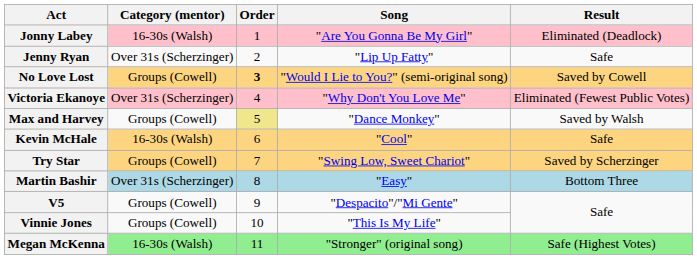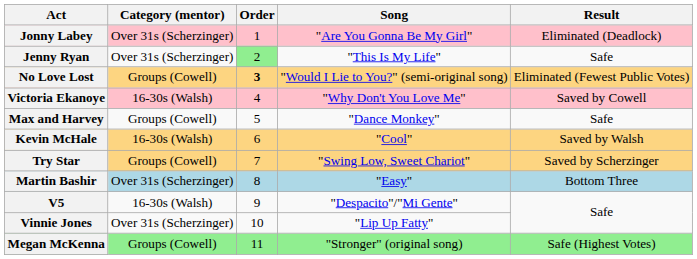(172, 35) 16-30s (Walsh) -> (172, 35) Over 31s (Scherzinger)
(257, 56) no background -> (257, 56) lightgreen background
(394, 56) "Lip Up Fatty" -> (394, 56) "This Is My Life"
(602, 77) Saved by Cowell -> (602, 77) Eliminated (Fewest Public Votes)
(172, 98) Over 31s (Scherzinger) -> (172, 98) 16-30s (Walsh)
(602, 98) Eliminated (Fewest Public Votes) -> (602, 98) Saved by Cowell
(257, 118) khaki background -> (257, 118) no background
(602, 118) Saved by Walsh -> (602, 118) Safe
(602, 139) Safe -> (602, 139) Saved by Walsh
(172, 202) Groups (Cowell) -> (172, 202) 16-30s (Walsh)
(172, 222) Groups (Cowell) -> (172, 222) Over 31s (Scherzinger)
(394, 222) "This Is My Life" -> (394, 222) "Lip Up Fatty"
(172, 243) 16-30s (Walsh) -> (172, 243) Groups (Cowell)
